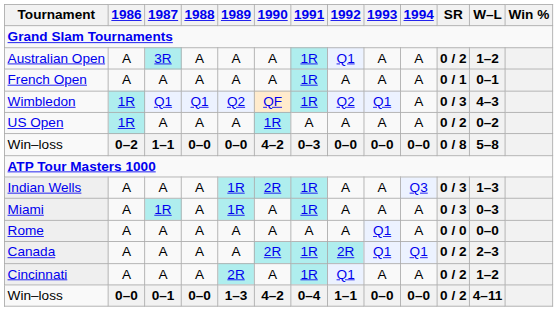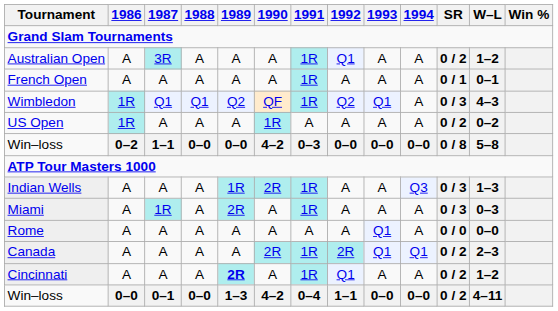(236, 209) 1R -> (236, 209) 2R
(236, 274) normal -> (236, 274) bold
